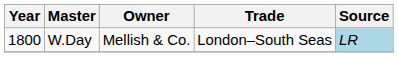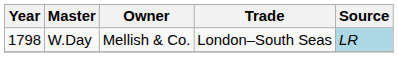(24, 39) 1800 -> (24, 39) 1798
